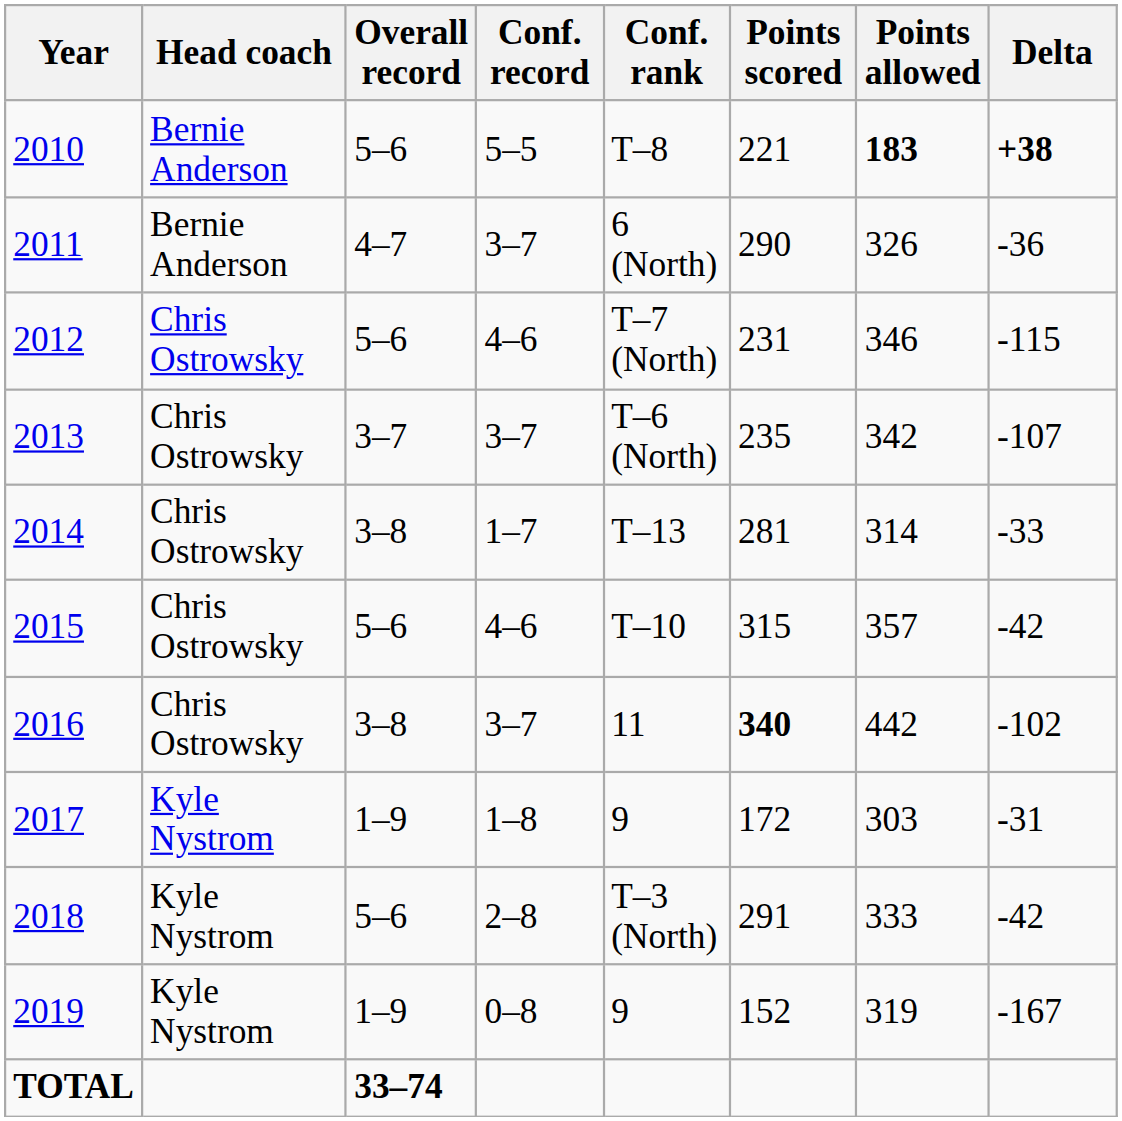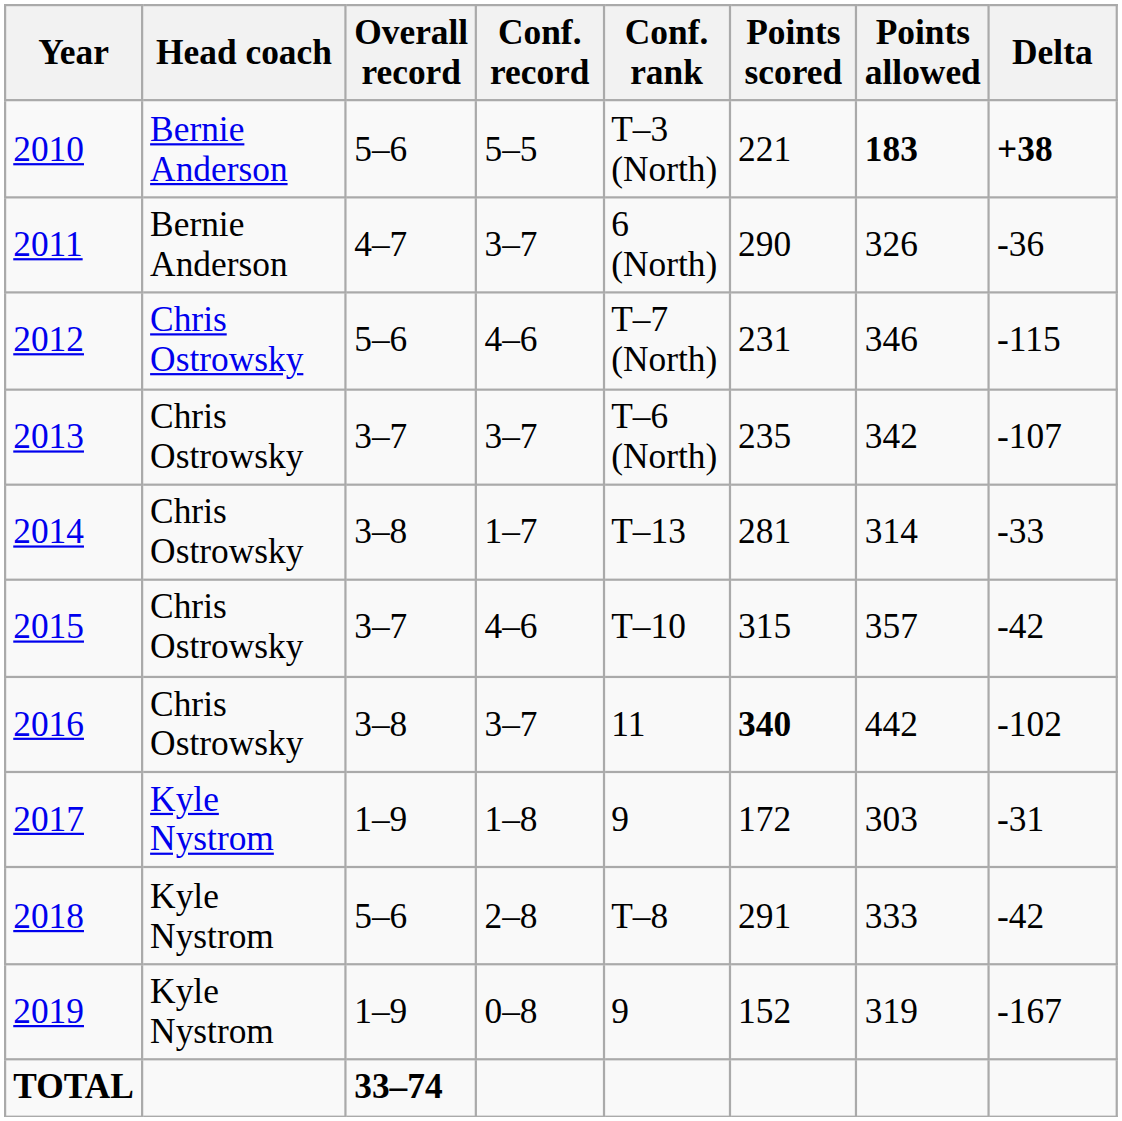(640, 148) T–8 -> (664, 148) T–3 (North)
(381, 627) 5–6 -> (381, 627) 3–7
(664, 915) T–3 (North) -> (640, 915) T–8
